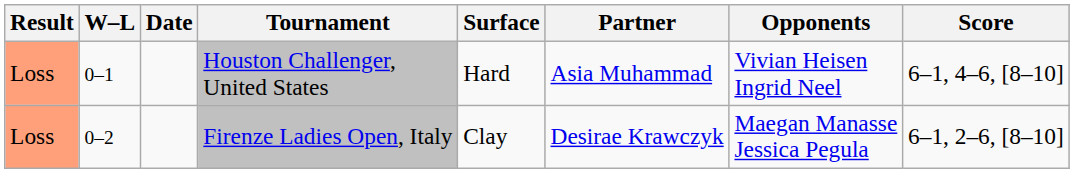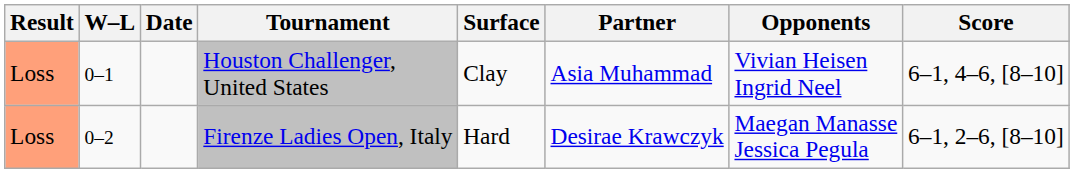(487, 73) Hard -> (485, 73) Clay
(485, 136) Clay -> (487, 136) Hard
